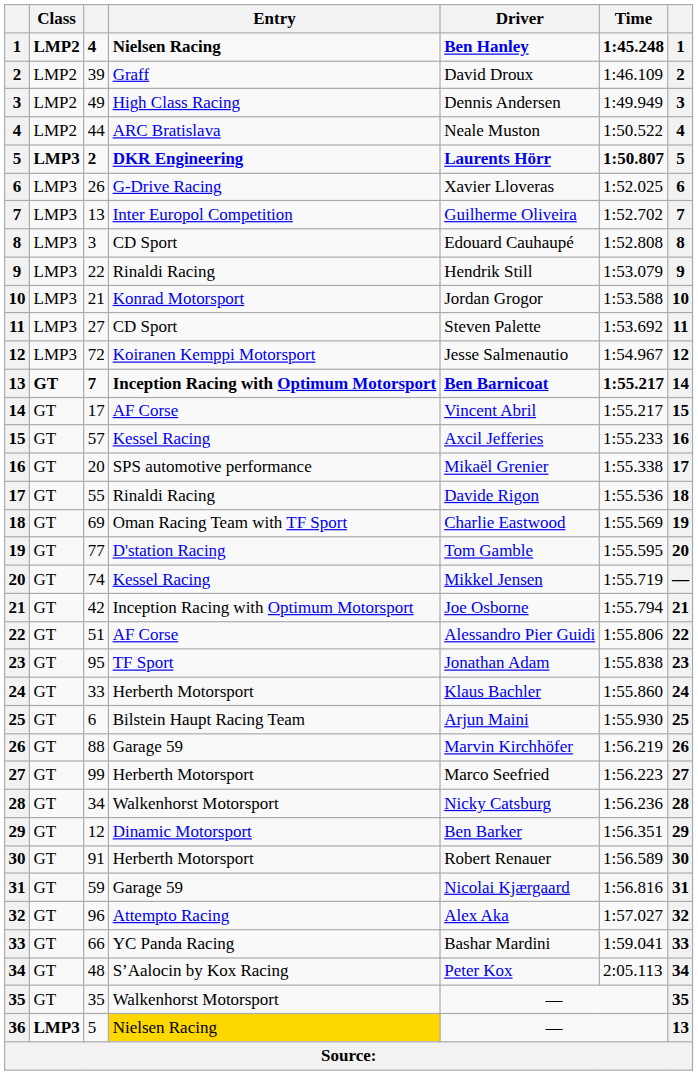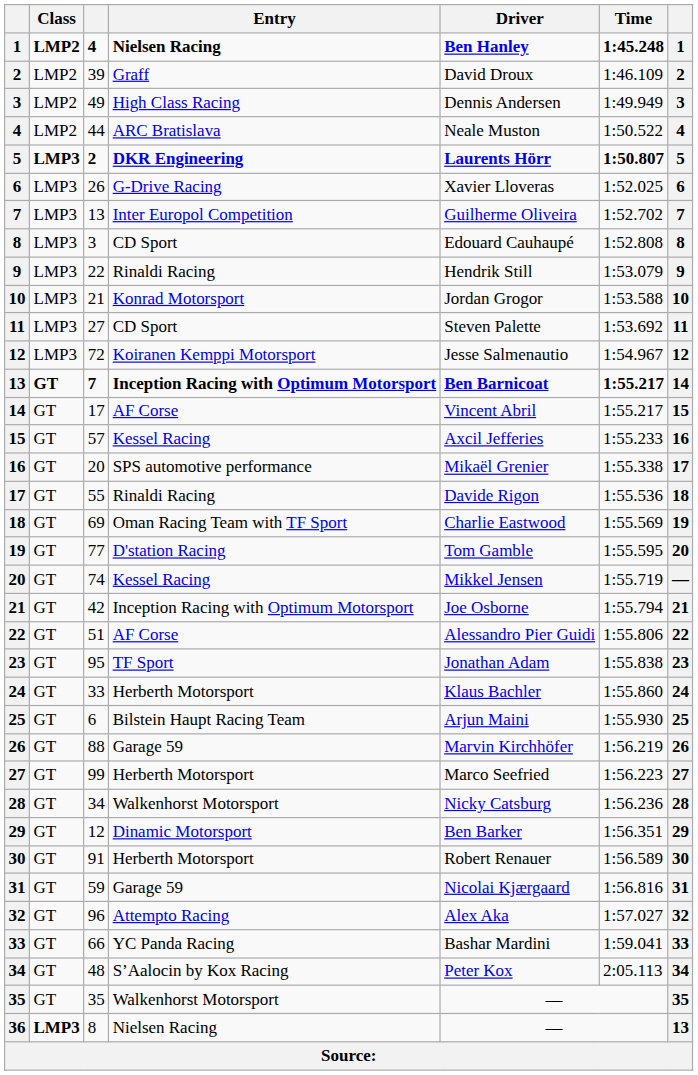(92, 1027) 5 -> (92, 1027) 8
(165, 1027) gold background -> (165, 1027) no background
